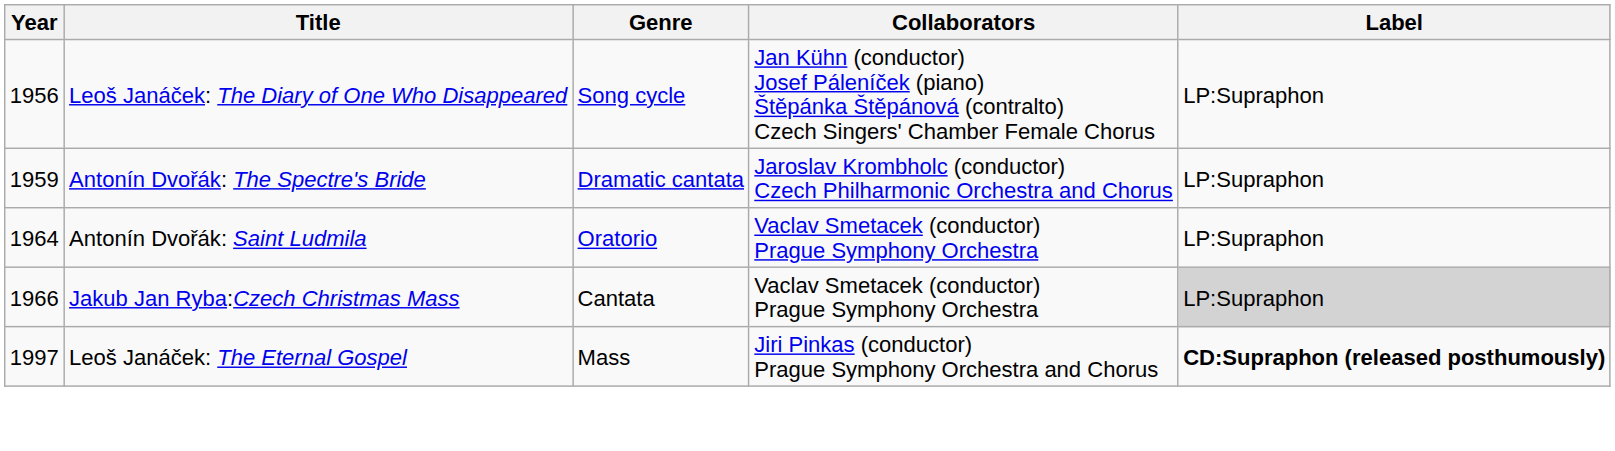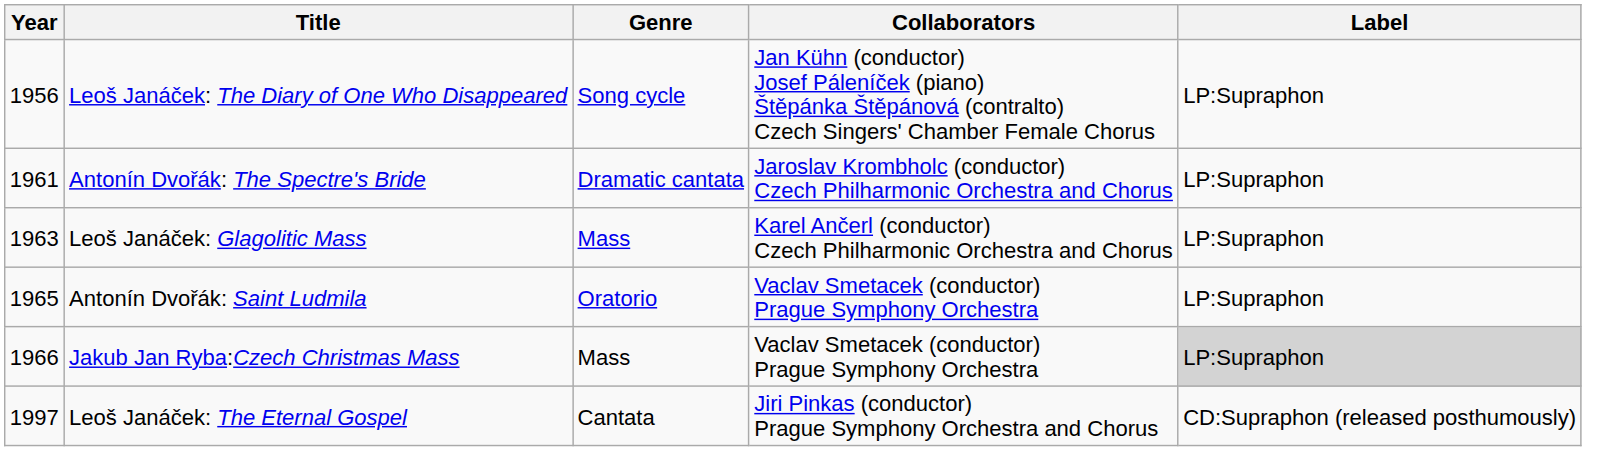(34, 178) 1959 -> (34, 178) 1961
+ row: (218, 238)
(34, 238) 1964 -> (34, 297) 1965
(616, 297) Cantata -> (604, 357) Mass
(604, 357) Mass -> (616, 417) Cantata
(1394, 357) bold -> (1380, 417) normal
